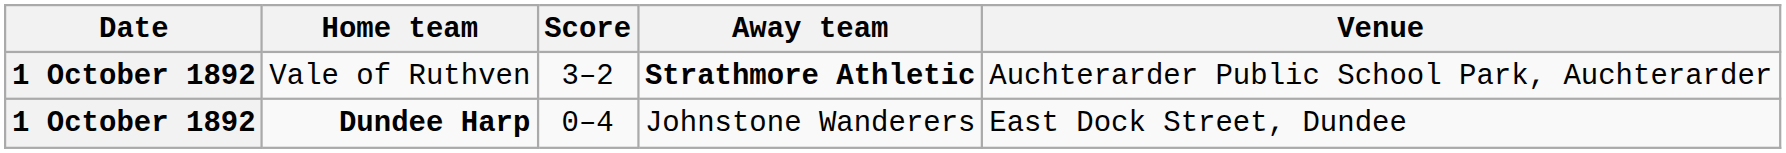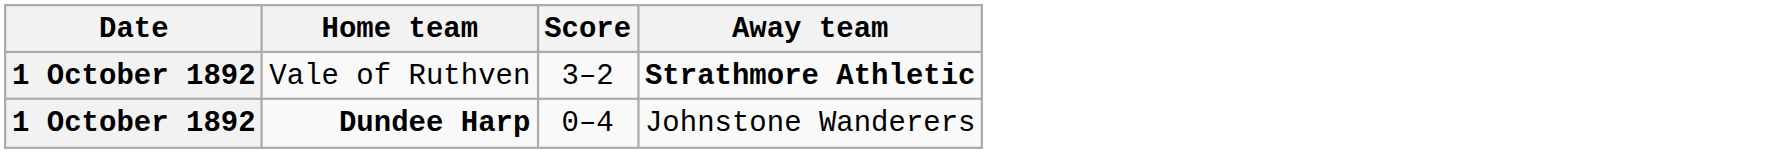- column: (1381, 29)
